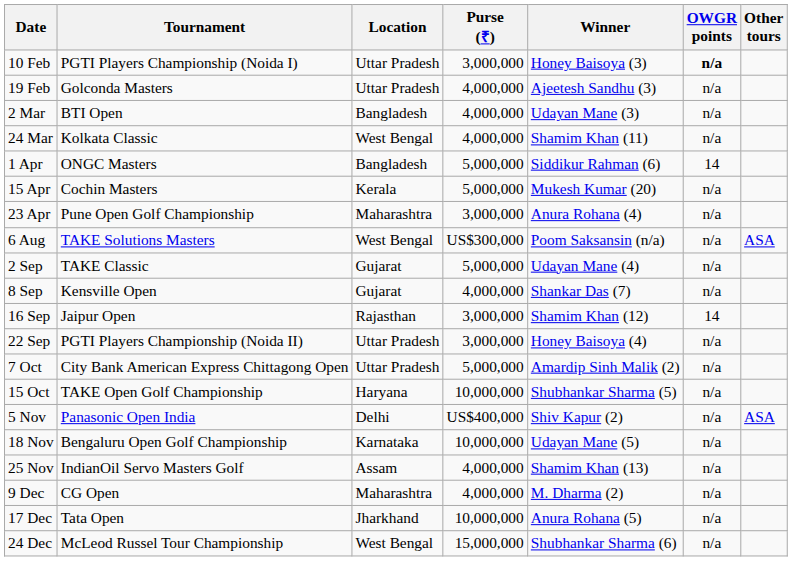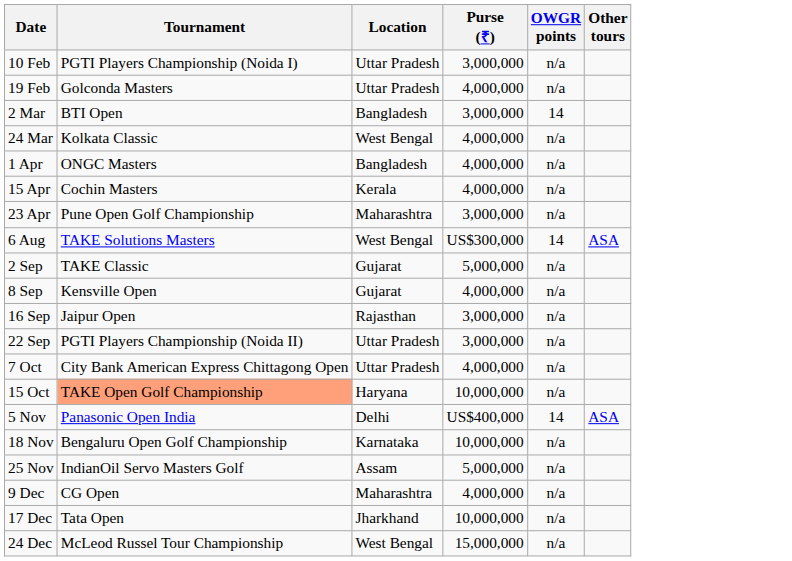- column: (605, 27)
(712, 62) bold -> (556, 62) normal
(493, 113) 4,000,000 -> (493, 113) 3,000,000
(712, 113) n/a -> (556, 113) 14
(493, 164) 5,000,000 -> (493, 164) 4,000,000
(712, 164) 14 -> (556, 164) n/a
(493, 189) 5,000,000 -> (493, 189) 4,000,000
(712, 240) n/a -> (556, 240) 14
(712, 315) 14 -> (556, 315) n/a
(493, 366) 5,000,000 -> (493, 366) 4,000,000
(162, 391) no background -> (162, 391) lightsalmon background
(712, 417) n/a -> (556, 417) 14
(493, 467) 4,000,000 -> (493, 467) 5,000,000
